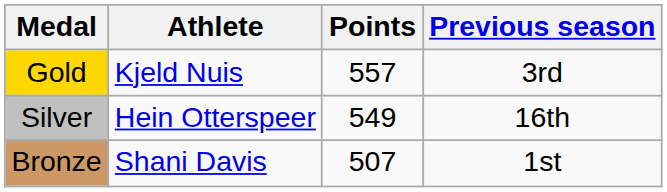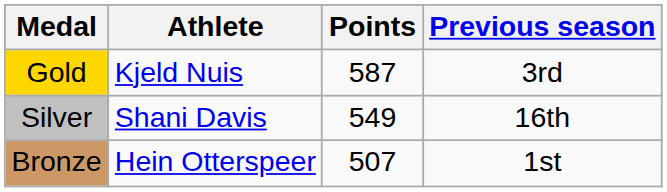(373, 72) 557 -> (373, 72) 587
(215, 117) Hein Otterspeer -> (191, 117) Shani Davis
(191, 162) Shani Davis -> (215, 162) Hein Otterspeer
